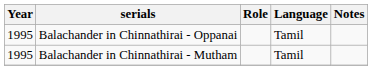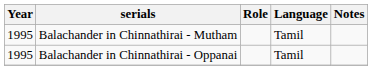rows swapped: (138, 55) <-> (138, 34)
